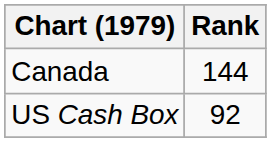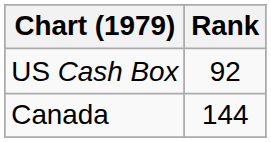rows swapped: (60, 70) <-> (95, 114)
